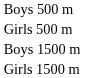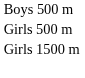- row: (42, 49)
